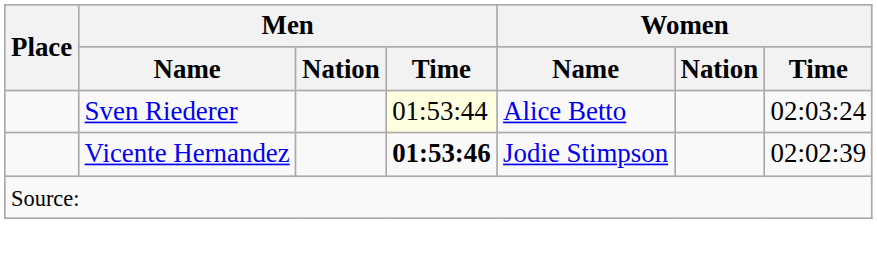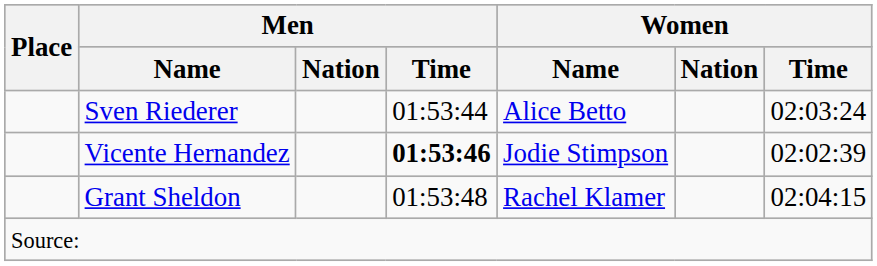(440, 111) lightyellow background -> (440, 111) no background
+ row: (163, 196)
